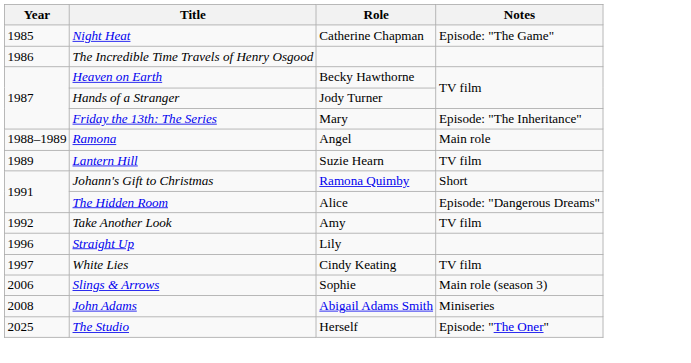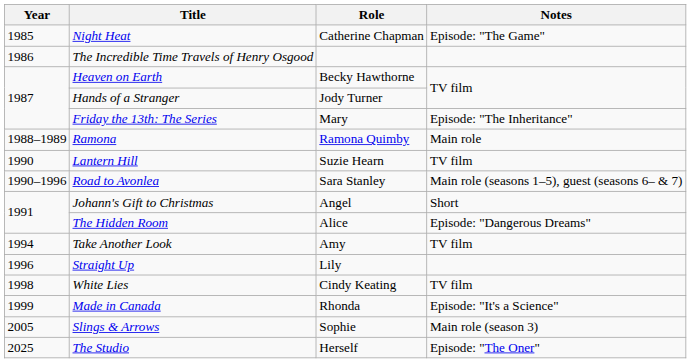(335, 139) Angel -> (364, 139) Ramona Quimby
(21, 160) 1989 -> (21, 160) 1990
+ row: (116, 181)
(364, 181) Ramona Quimby -> (335, 202) Angel
(21, 222) 1992 -> (21, 243) 1994
(21, 264) 1997 -> (21, 285) 1998
+ row: (117, 306)
(21, 285) 2006 -> (21, 327) 2005
- row: (105, 306)
